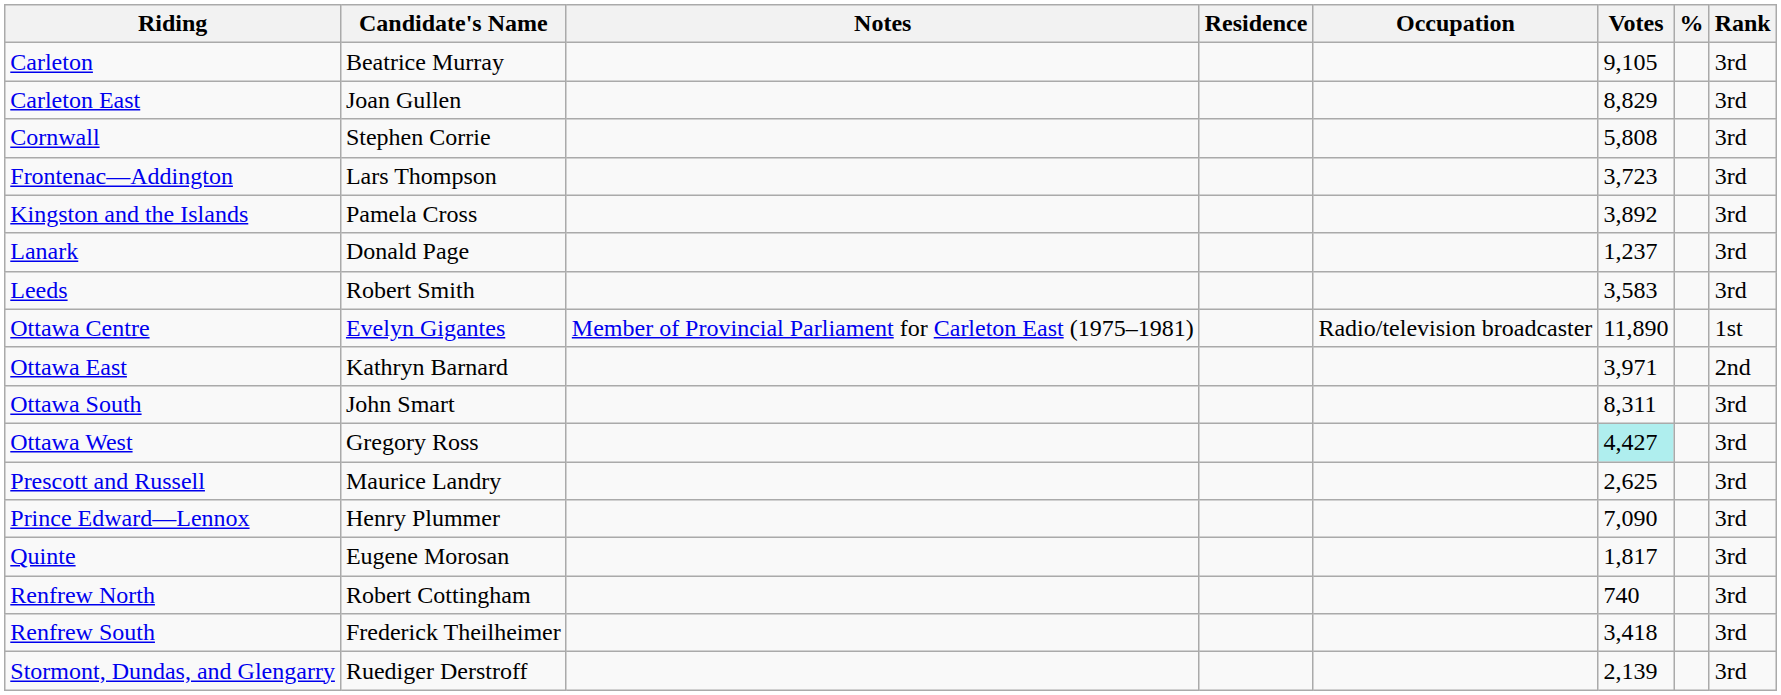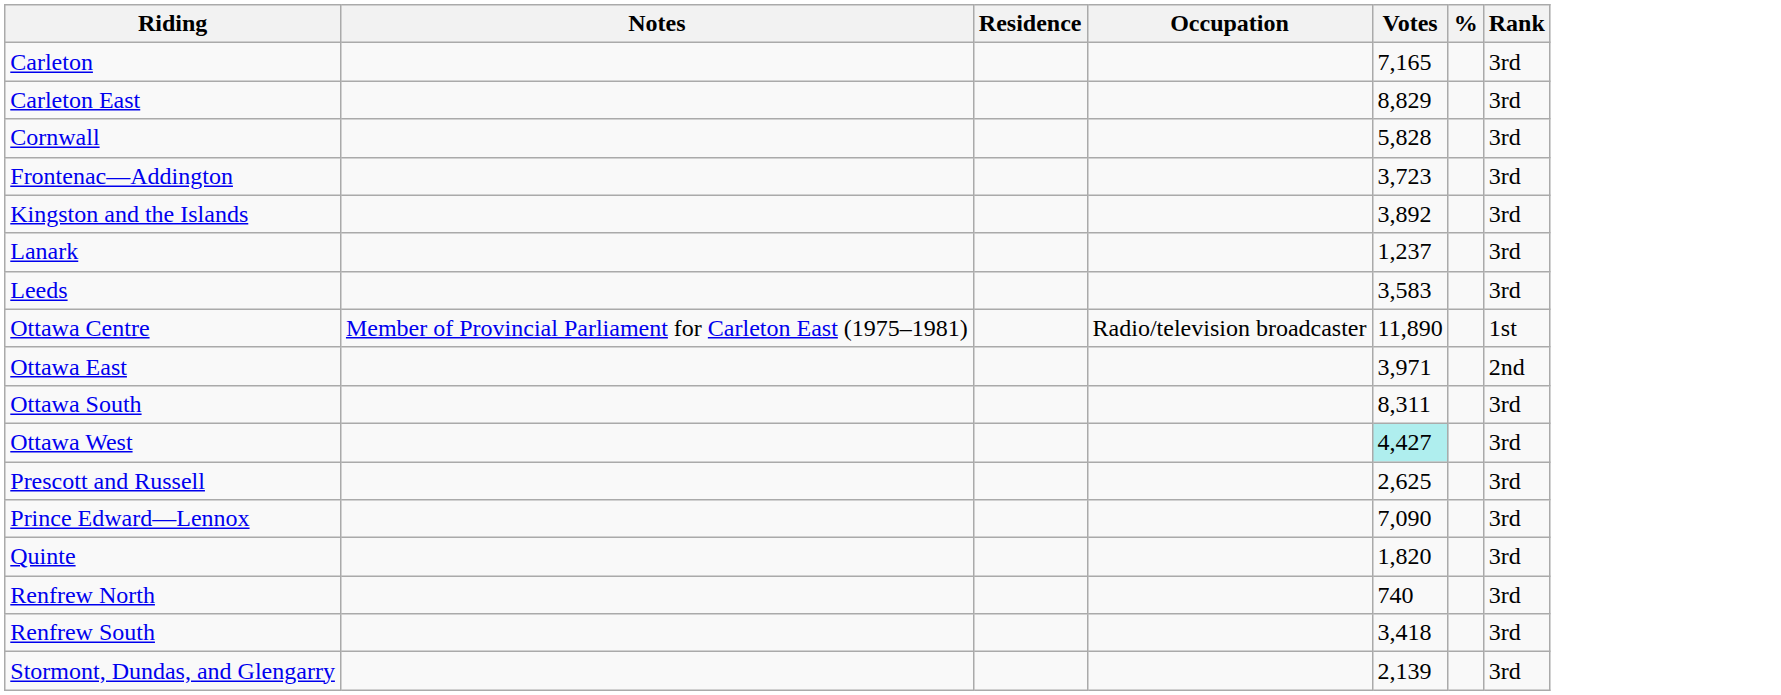- column: (453, 23)
(1630, 61) 9,105 -> (1405, 61) 7,165
(1630, 137) 5,808 -> (1405, 137) 5,828
(1630, 556) 1,817 -> (1405, 556) 1,820
